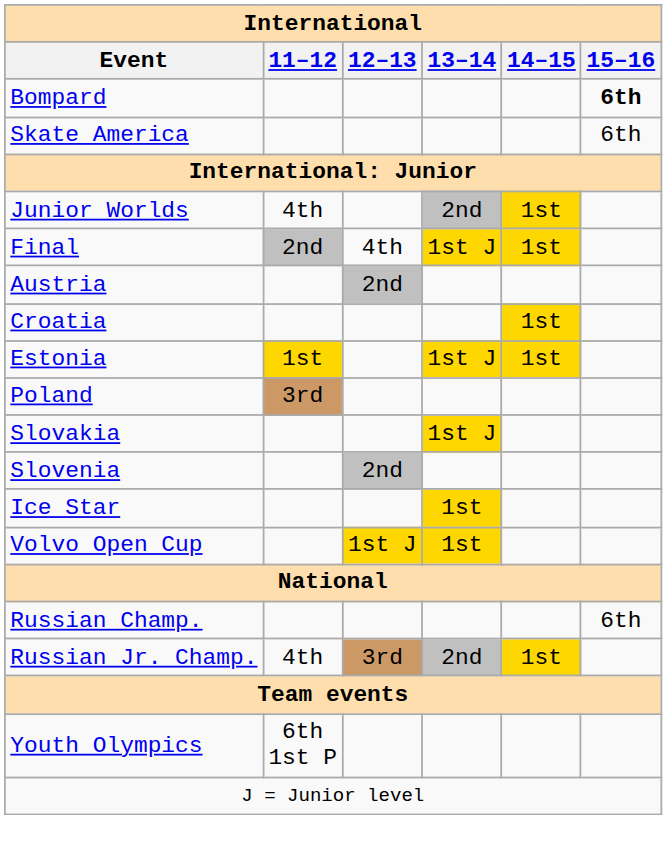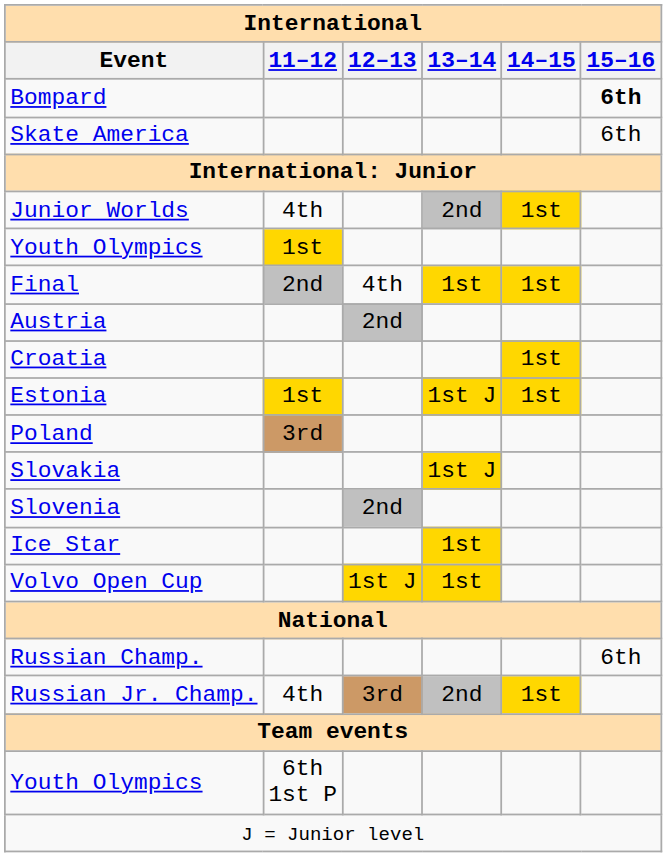+ row: (106, 247)
(462, 247) 1st J -> (462, 285) 1st
